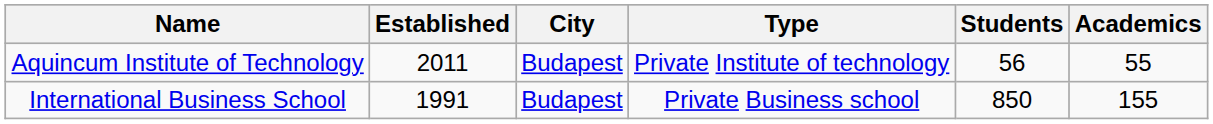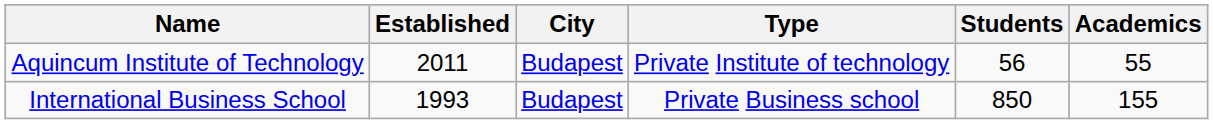(442, 100) 1991 -> (442, 100) 1993
